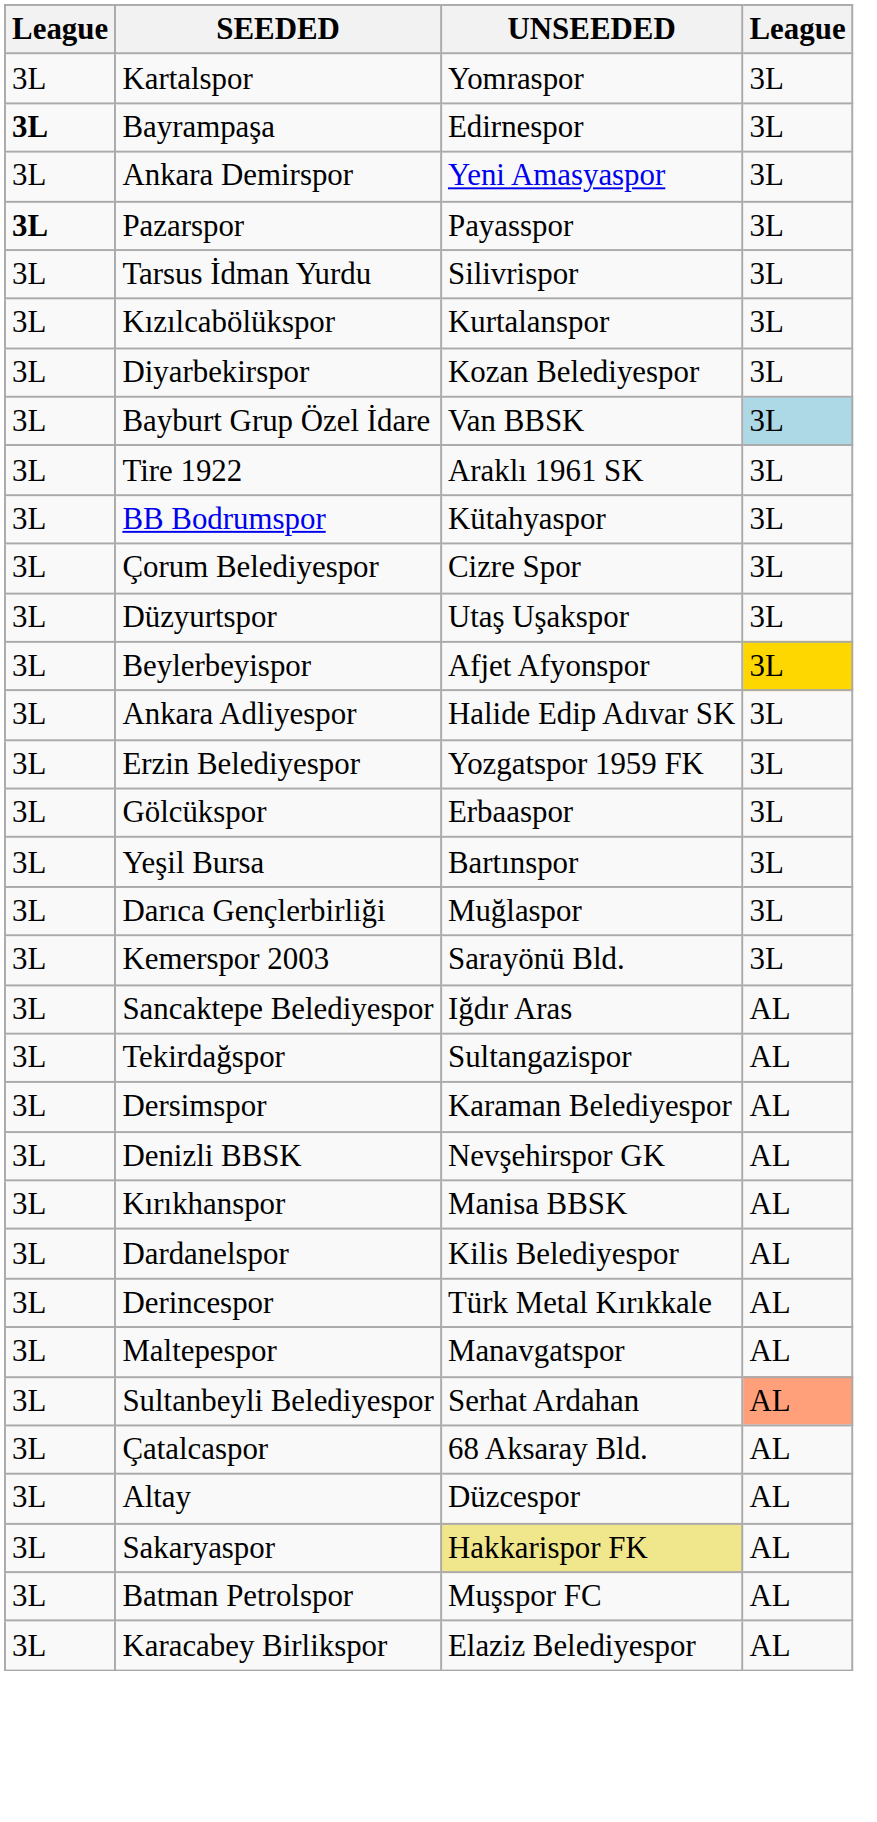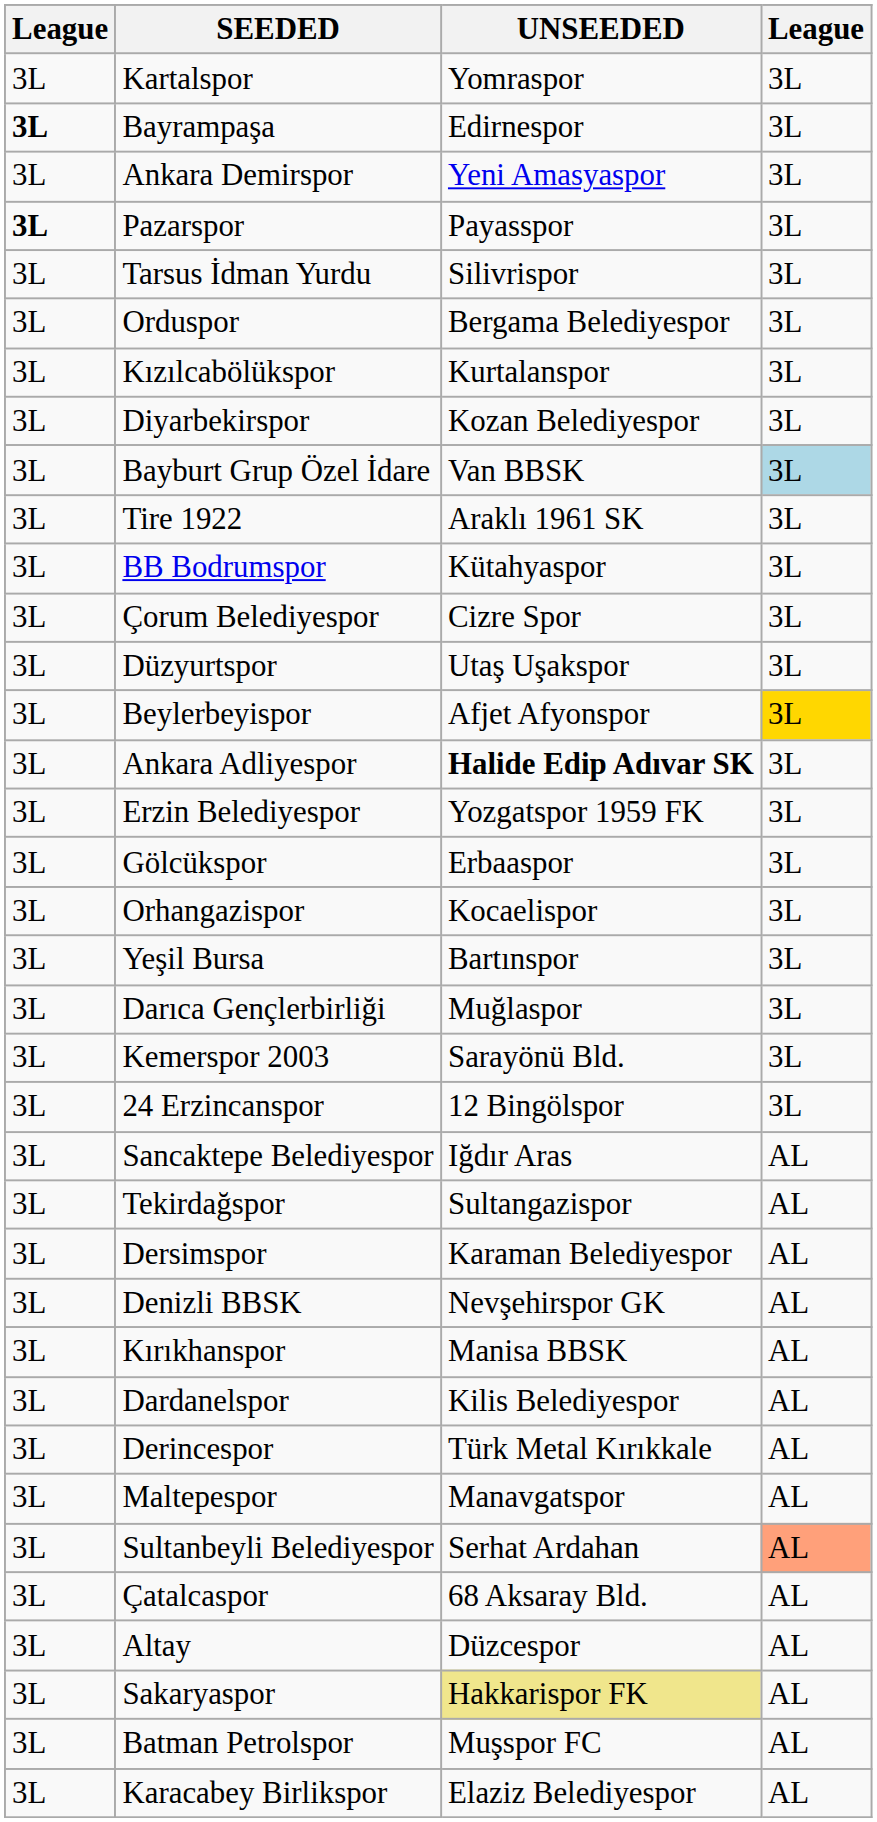+ row: (181, 322)
(592, 714) normal -> (601, 763) bold
+ row: (213, 910)
+ row: (223, 1106)
